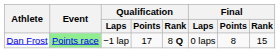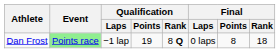(147, 41) 17 -> (147, 41) 19
(262, 41) 15 -> (262, 41) 18
